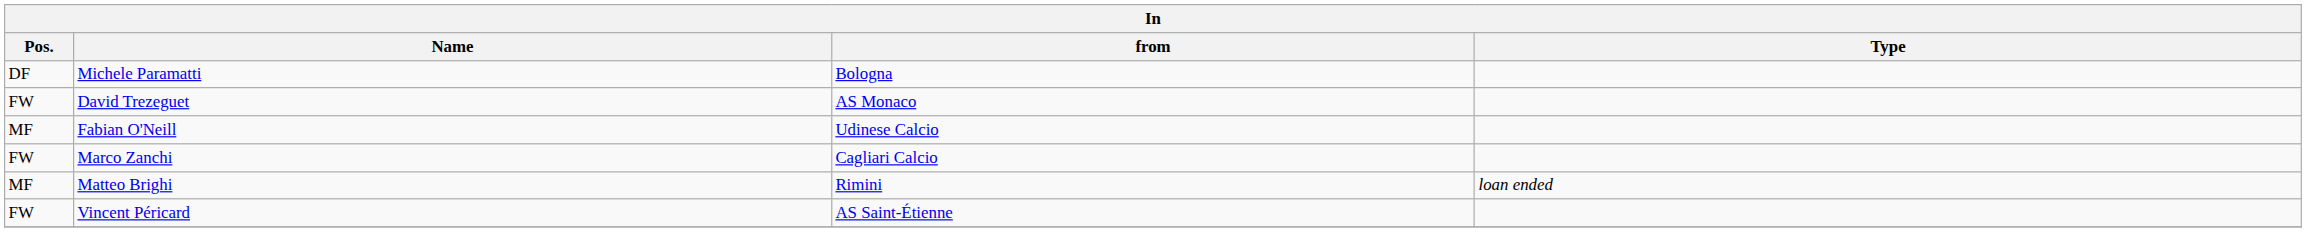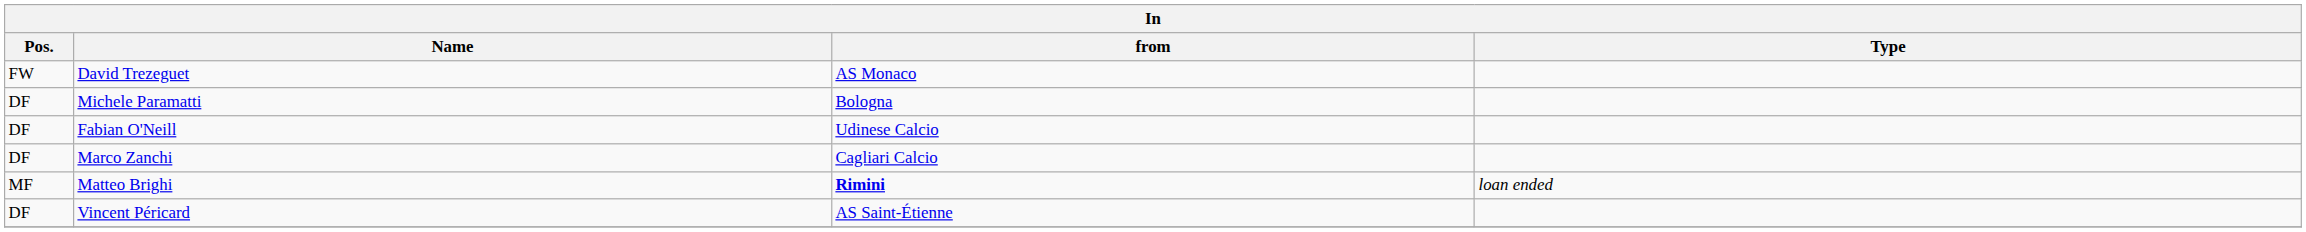rows swapped: (133, 102) <-> (139, 74)
(21, 129) MF -> (19, 129) DF
(21, 157) FW -> (19, 157) DF
(859, 185) normal -> (860, 185) bold
(21, 213) FW -> (19, 213) DF
